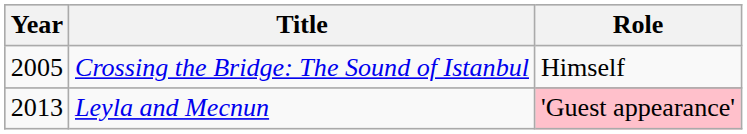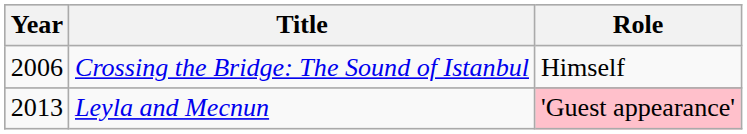(37, 66) 2005 -> (37, 66) 2006
